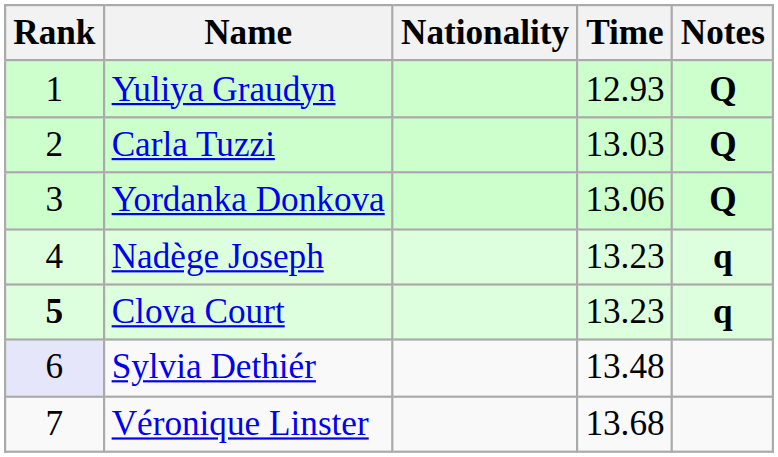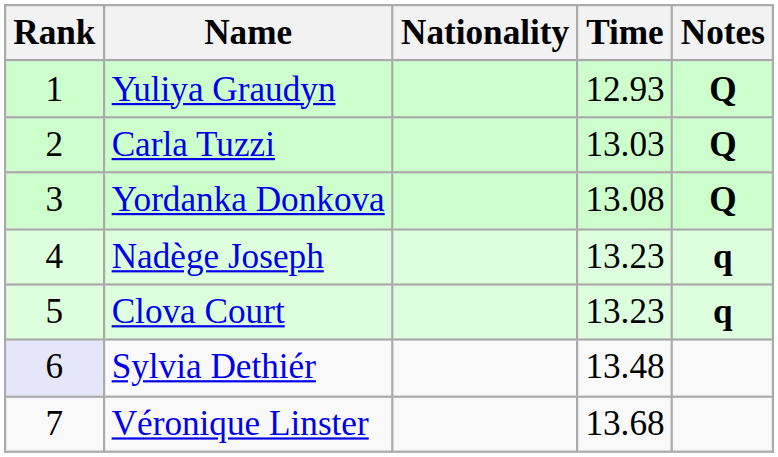(625, 199) 13.06 -> (625, 199) 13.08
(54, 311) bold -> (54, 311) normal
